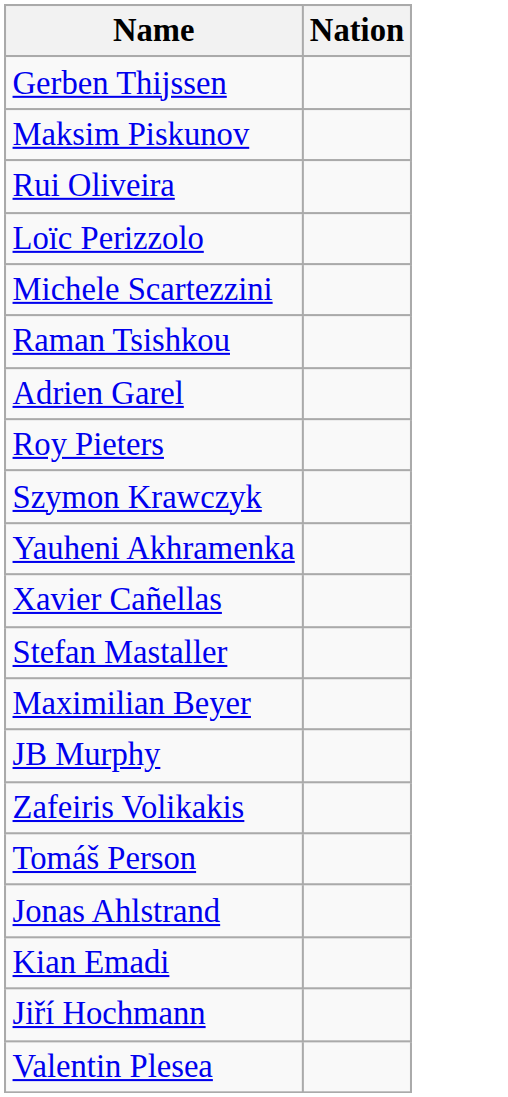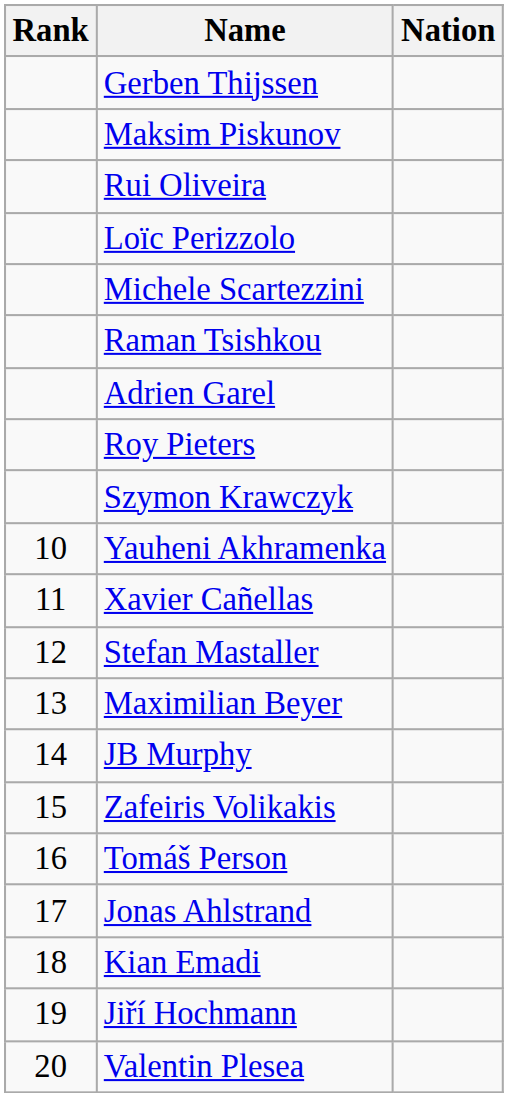+ column: (51, 30)
